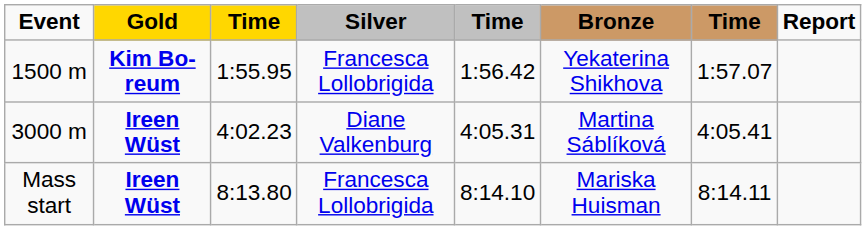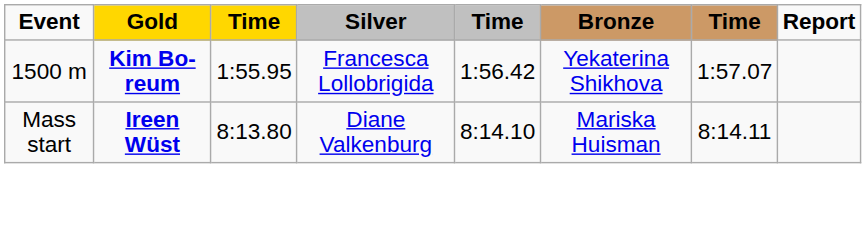- row: (49, 132)
(376, 193) Francesca Lollobrigida -> (376, 132) Diane Valkenburg
